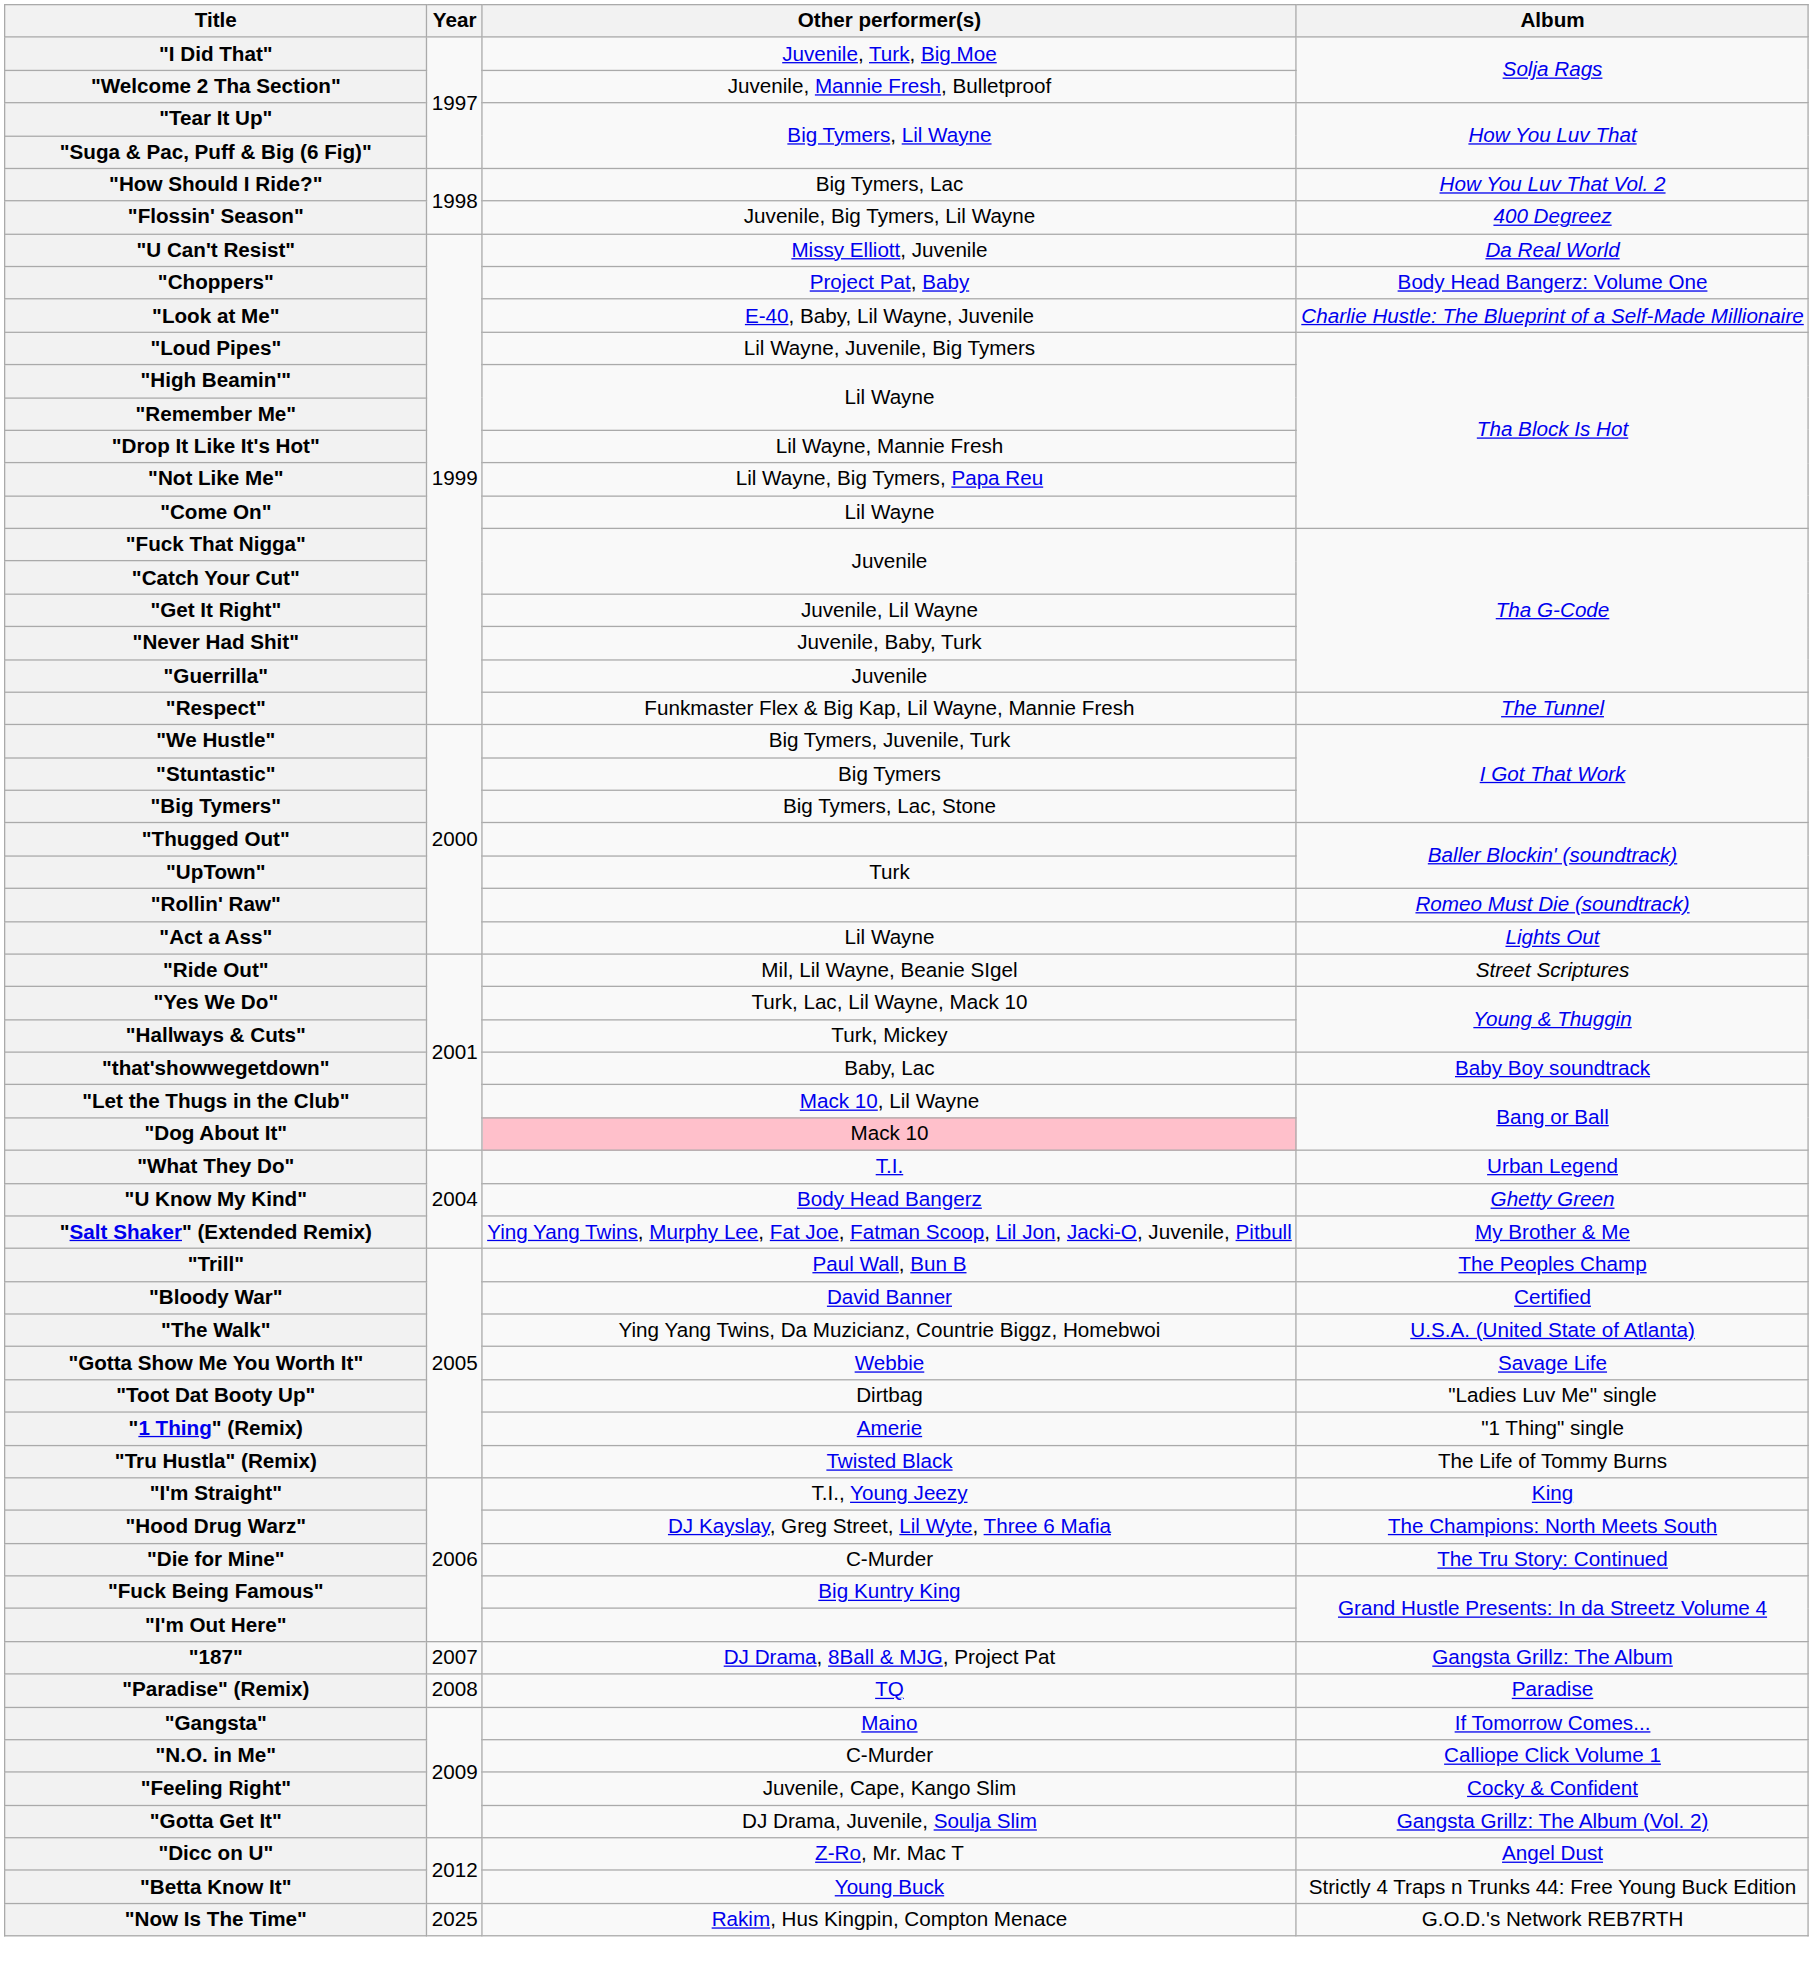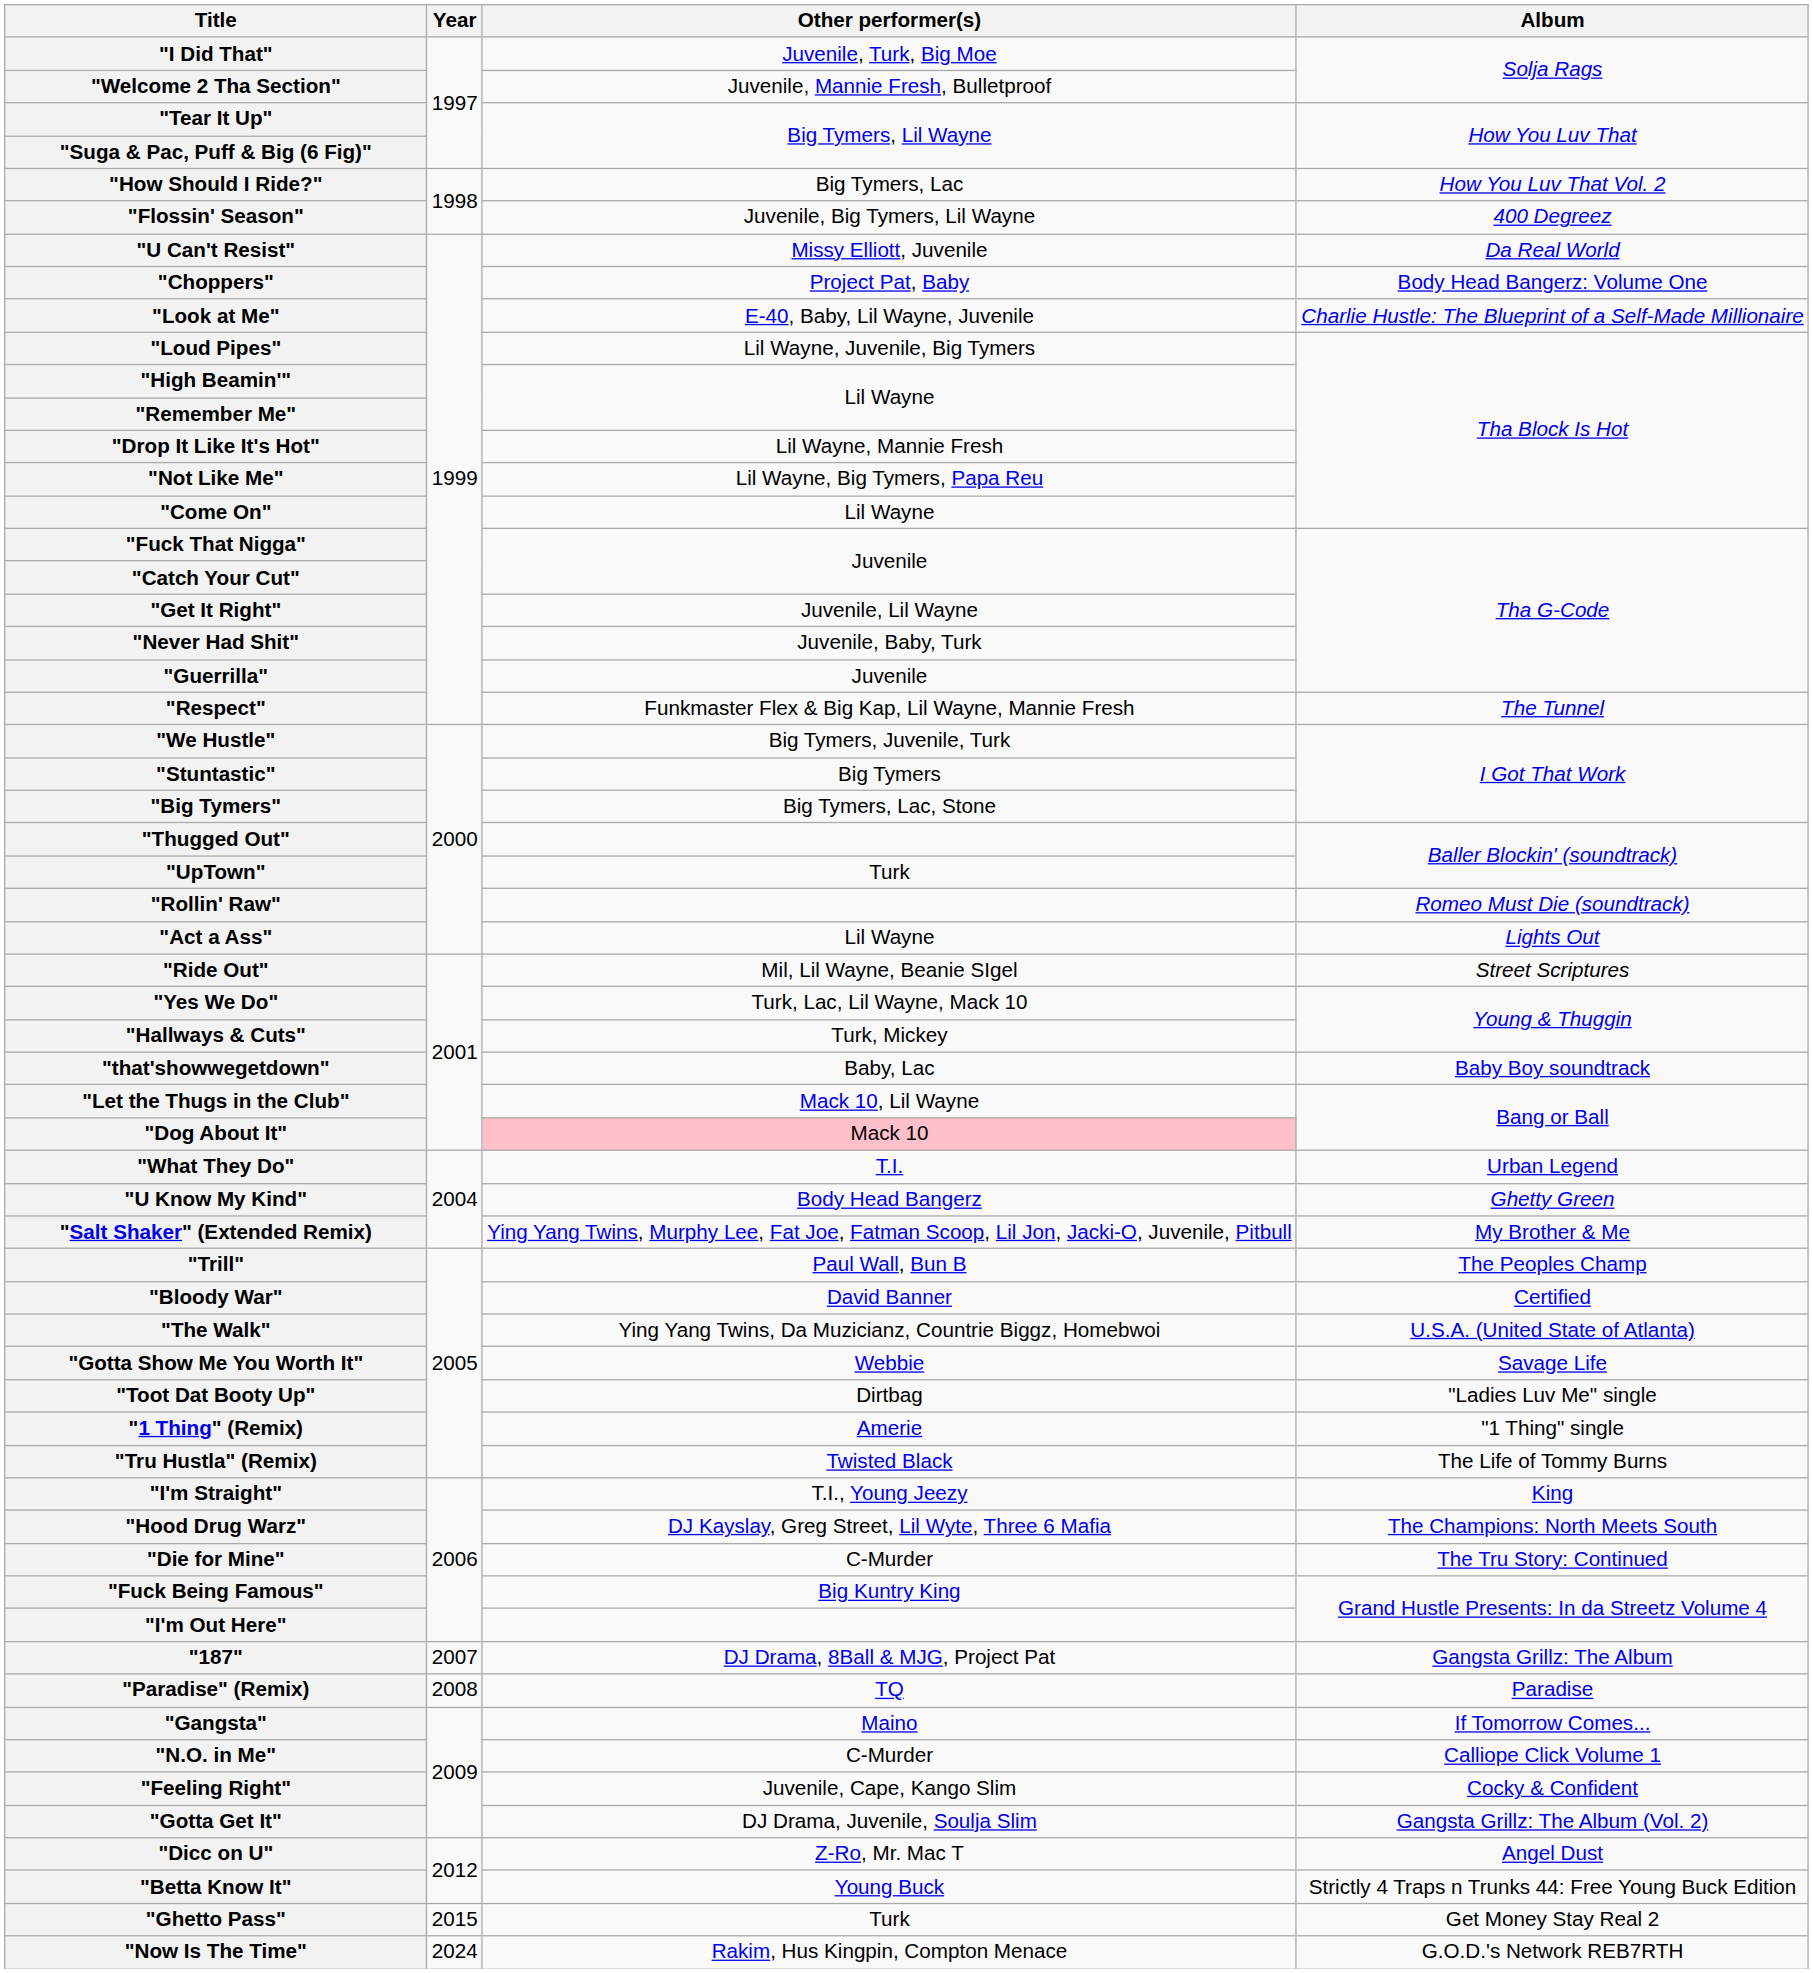+ row: (216, 1919)
(455, 1919) 2025 -> (455, 1952) 2024
